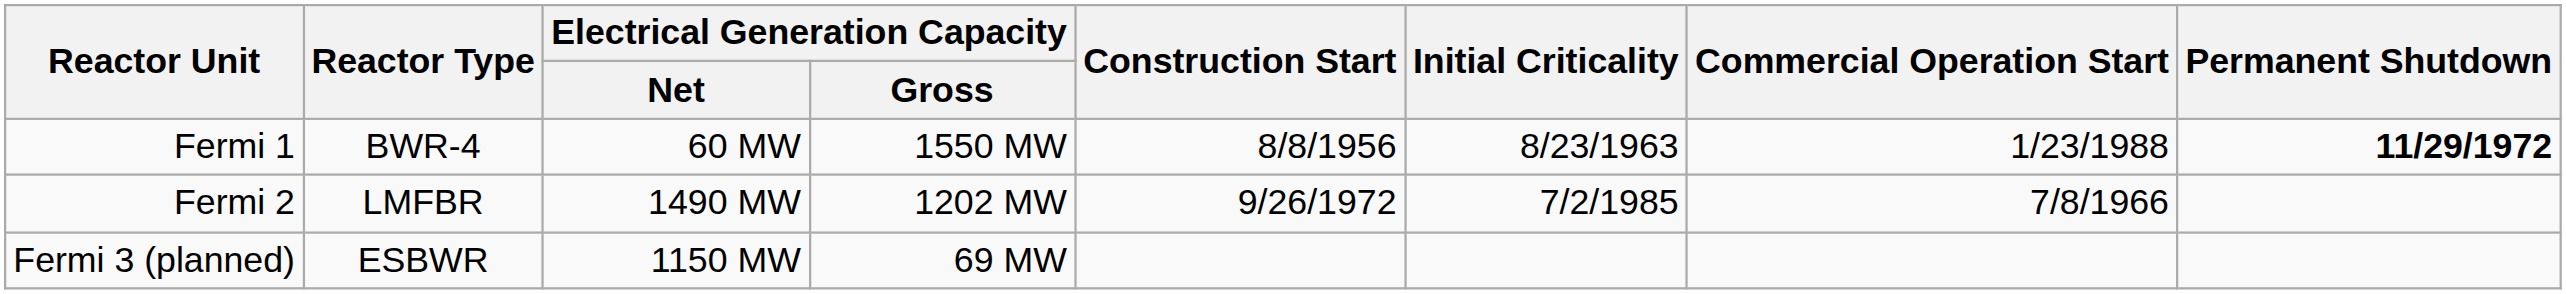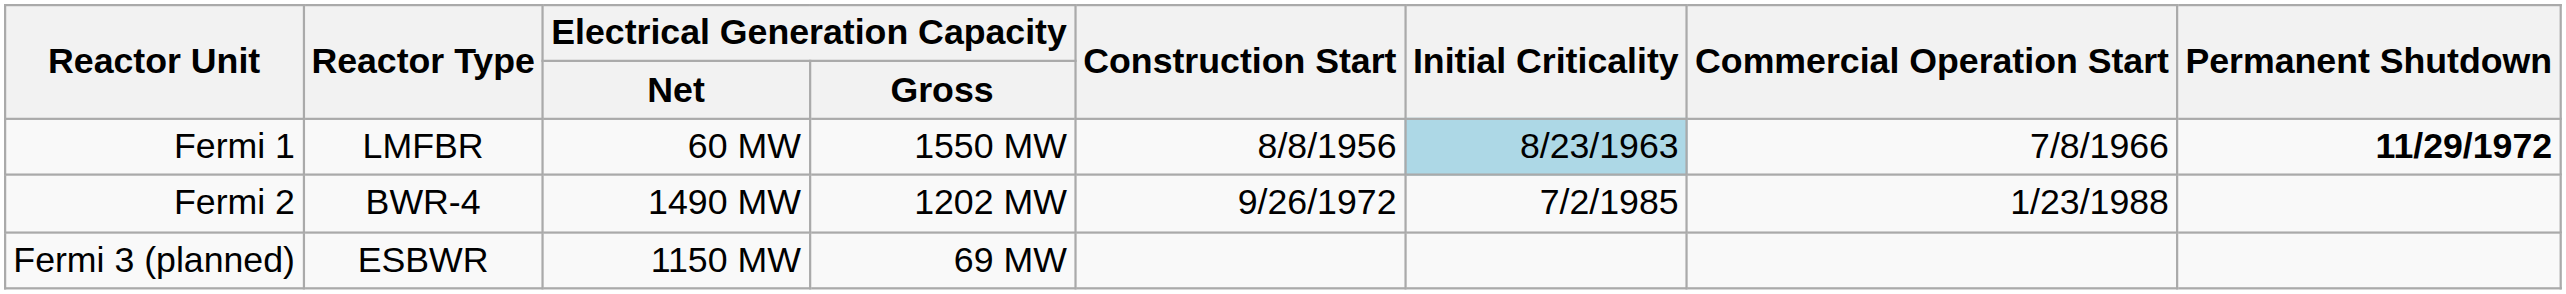(423, 145) BWR-4 -> (423, 145) LMFBR
(1599, 145) no background -> (1599, 145) lightblue background
(2090, 145) 1/23/1988 -> (2100, 145) 7/8/1966
(423, 202) LMFBR -> (423, 202) BWR-4
(2100, 202) 7/8/1966 -> (2090, 202) 1/23/1988
